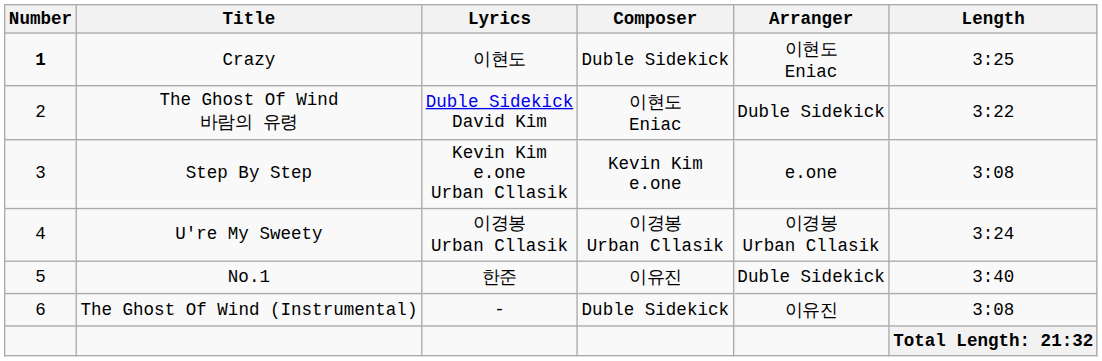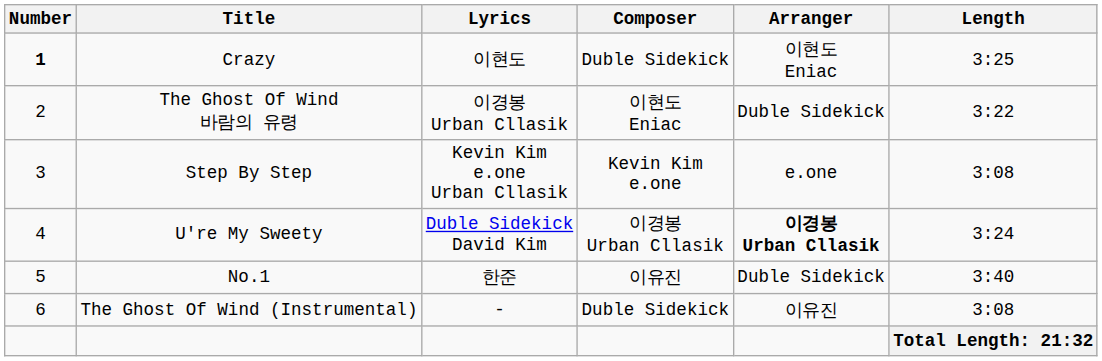(499, 113) Duble Sidekick David Kim -> (499, 114) 이경봉 Urban Cllasik
(499, 236) 이경봉 Urban Cllasik -> (499, 235) Duble Sidekick David Kim
(811, 236) normal -> (811, 236) bold
